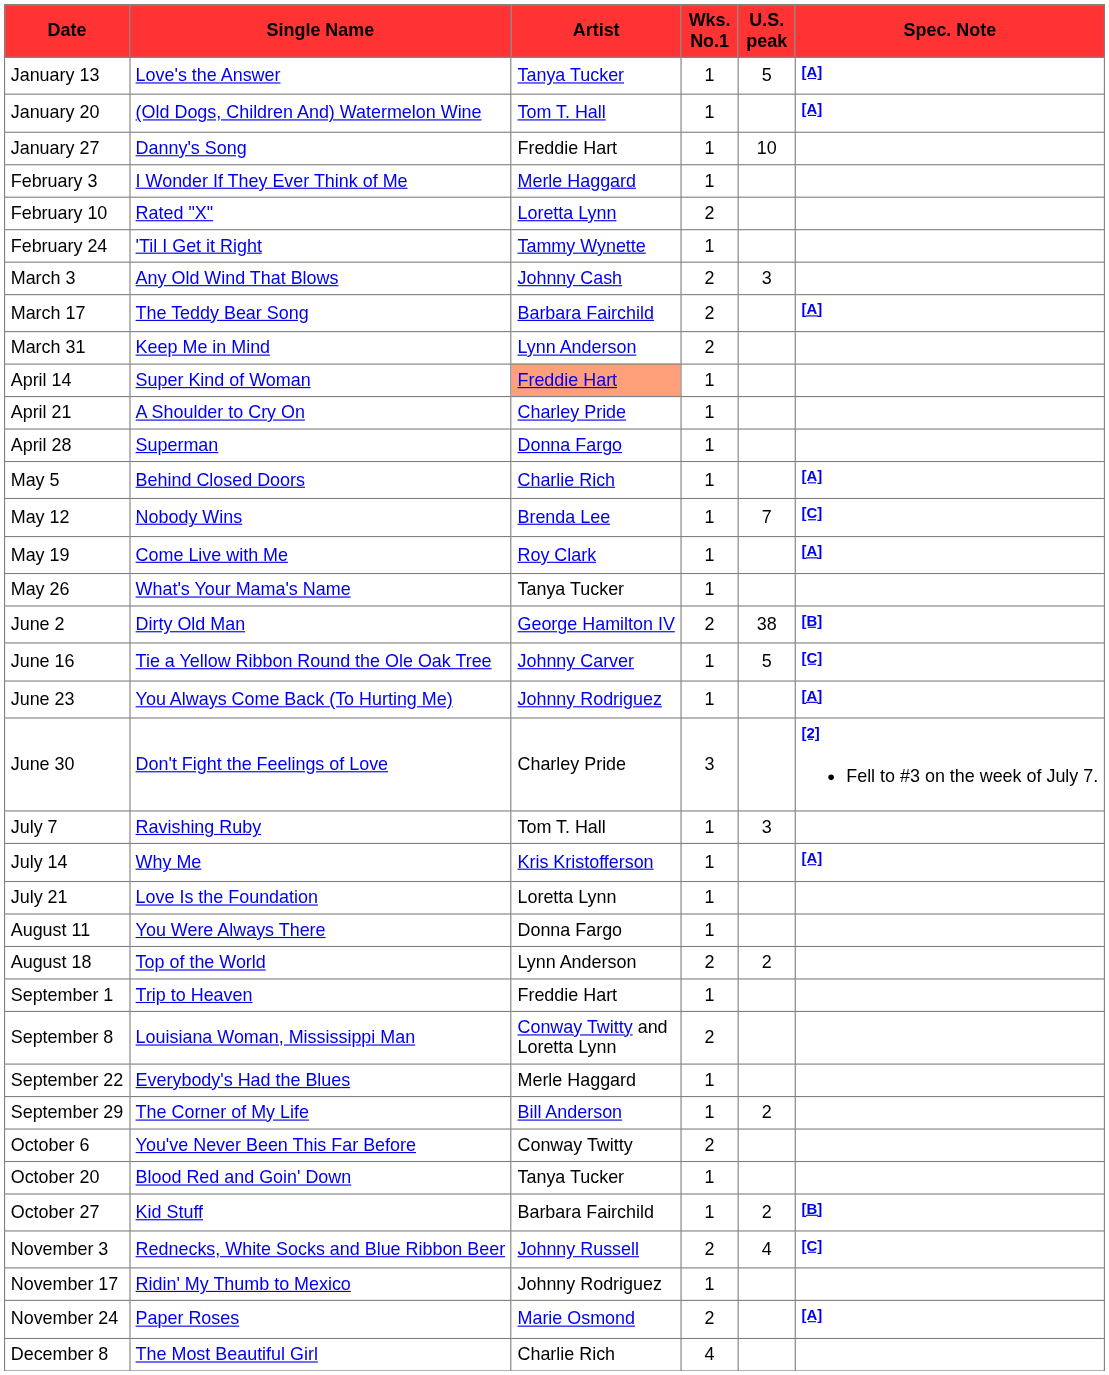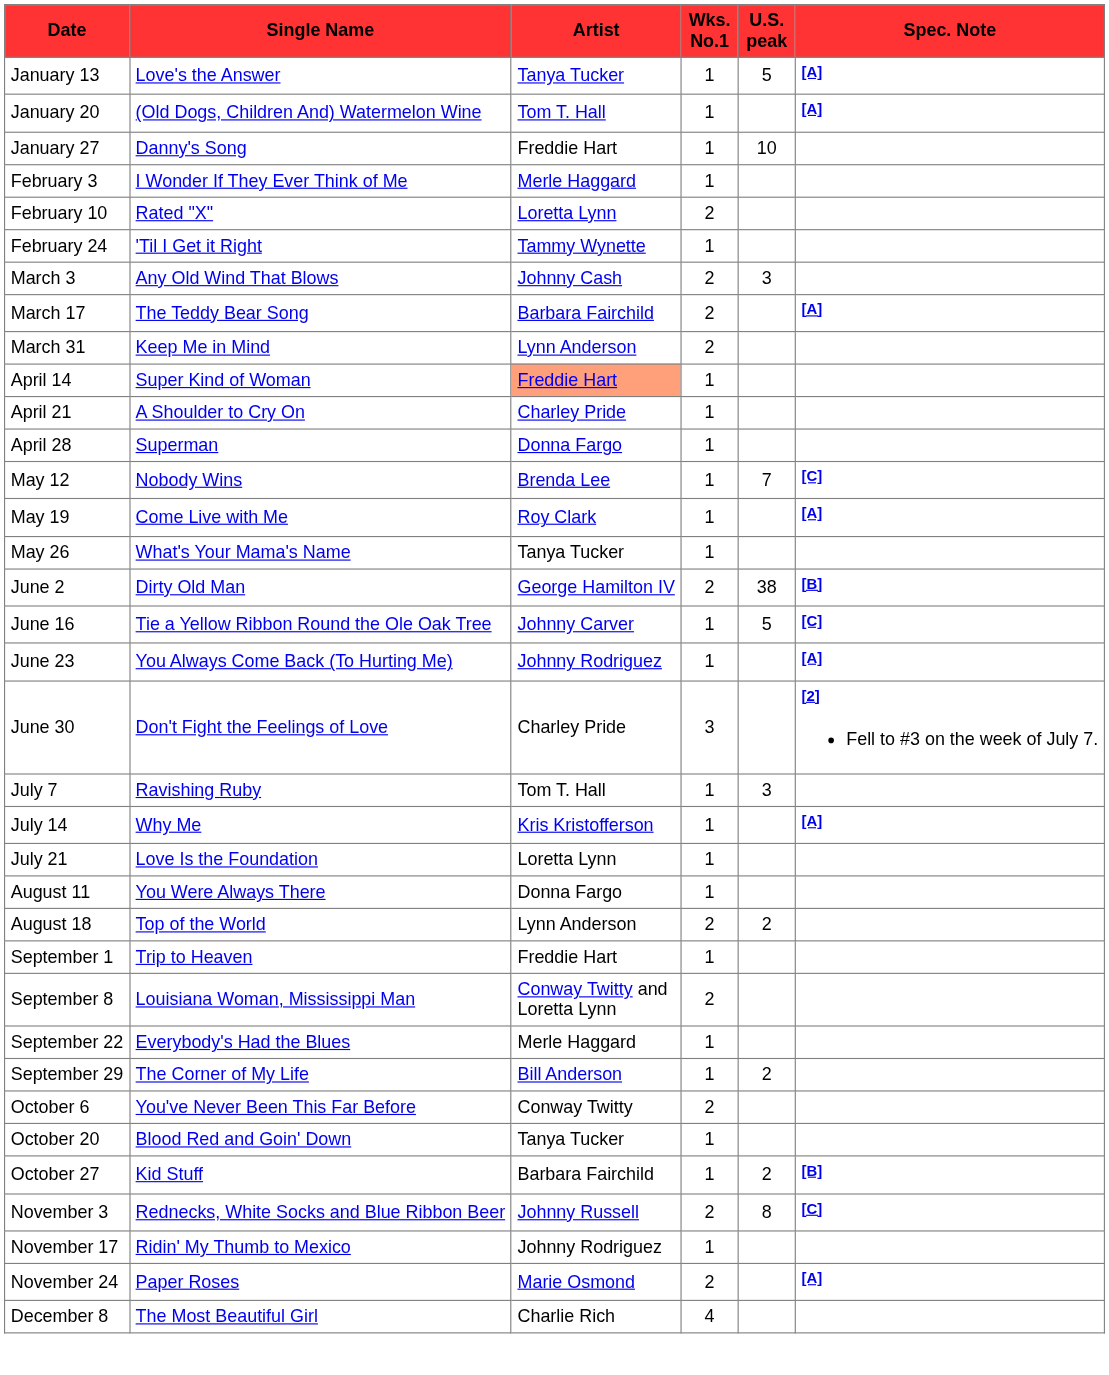- row: (35, 480)
(767, 1249) 4 -> (767, 1212) 8
